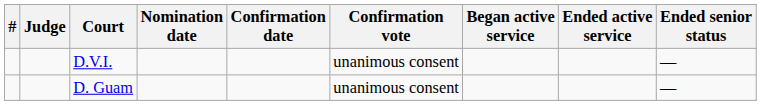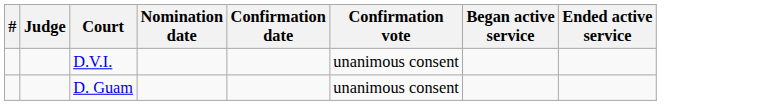- column: (706, 26)
